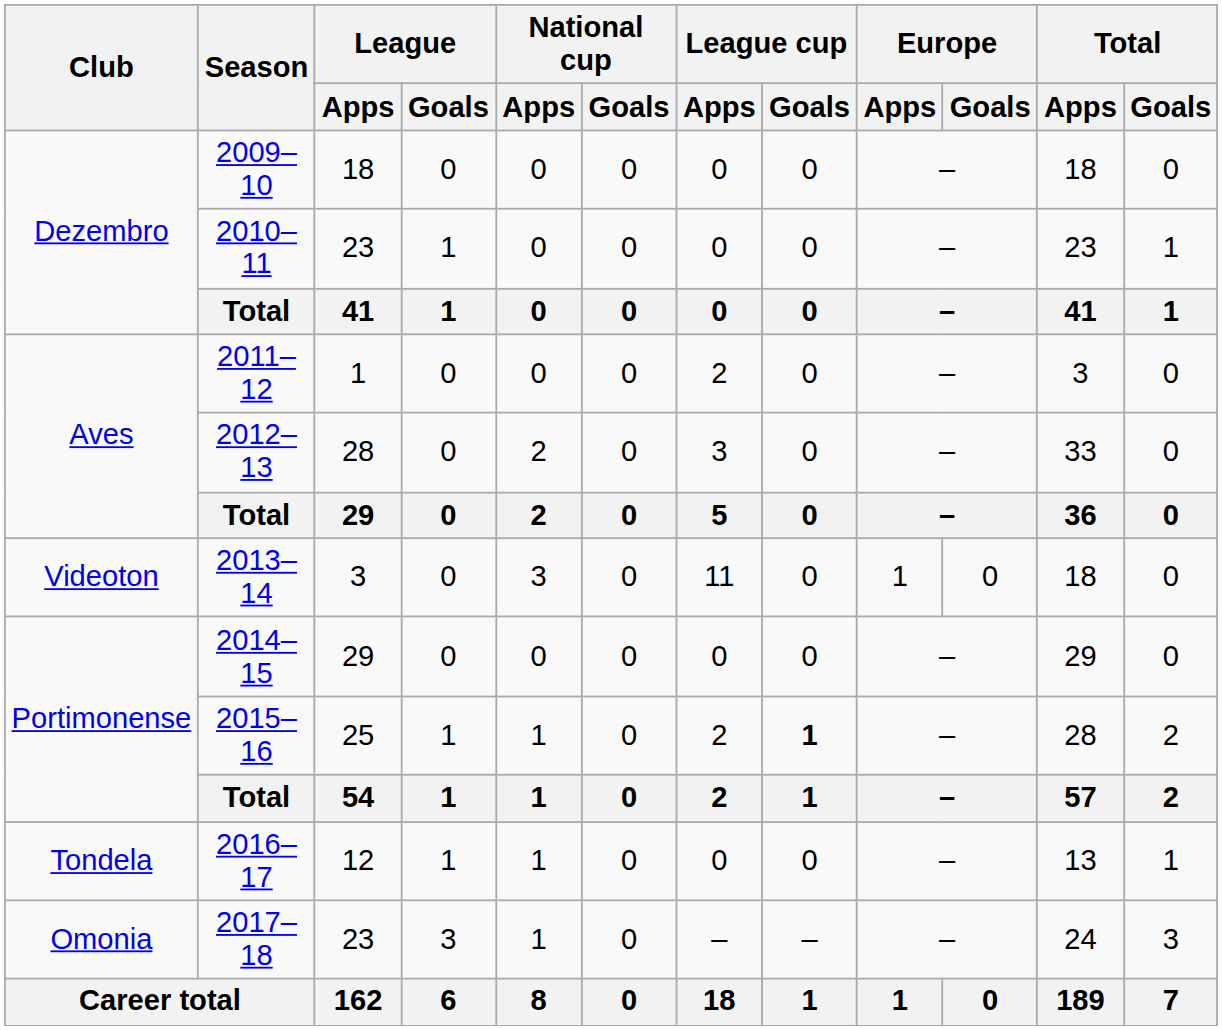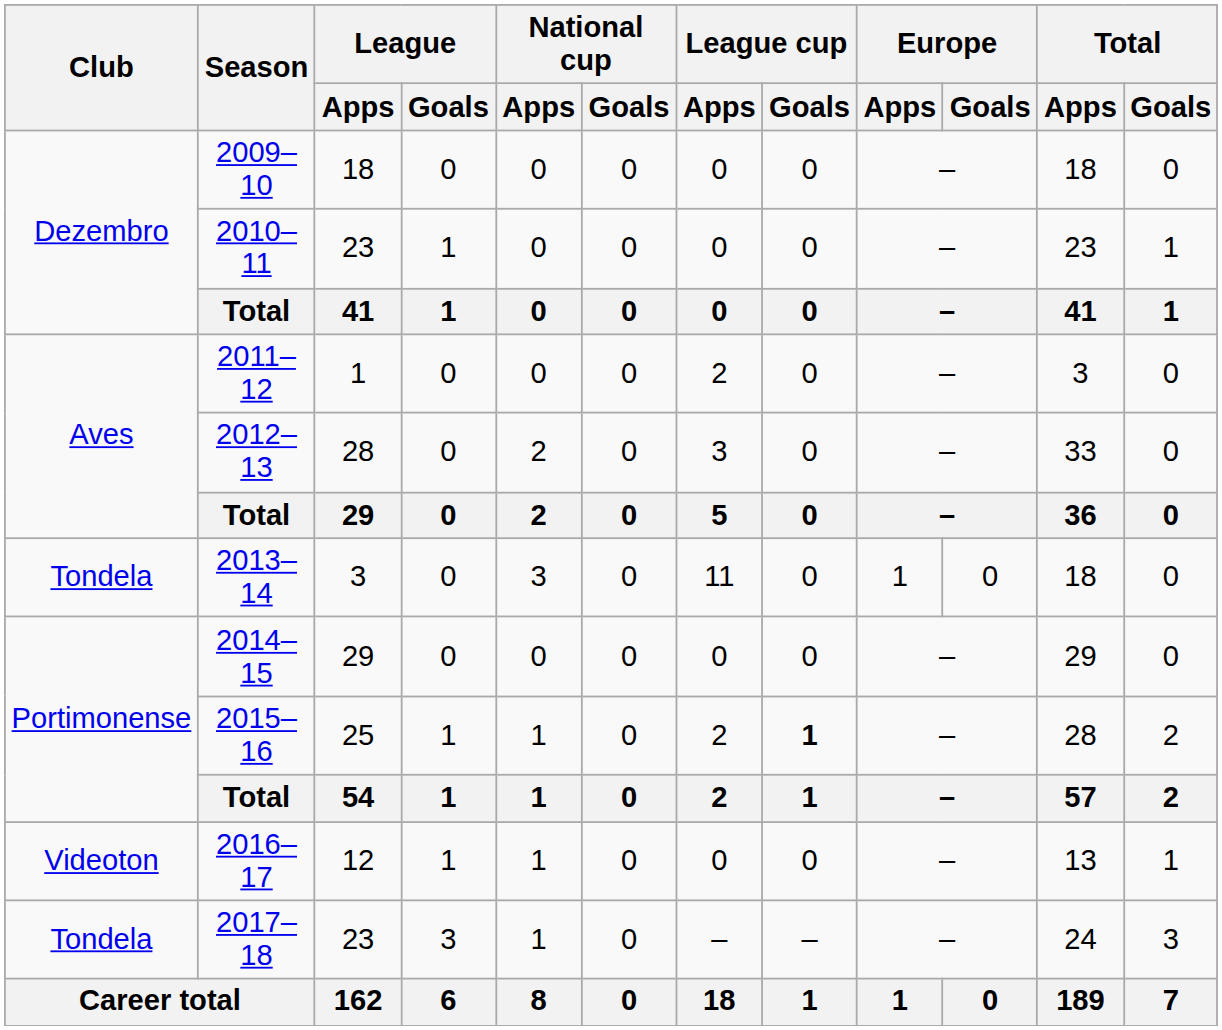(101, 577) Videoton -> (101, 577) Tondela
(101, 860) Tondela -> (101, 860) Videoton
(101, 939) Omonia -> (101, 939) Tondela
